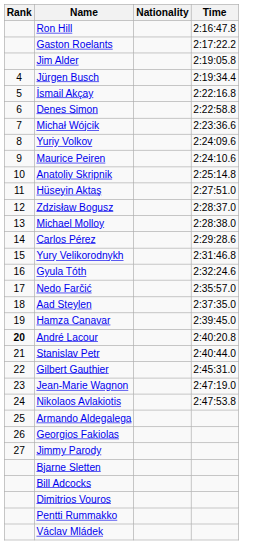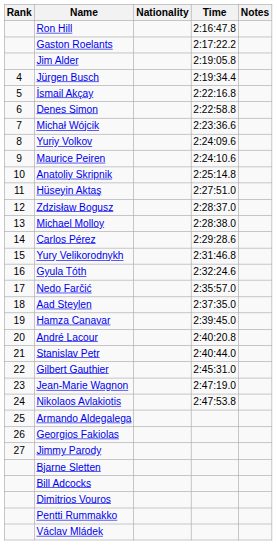+ column: (255, 12)
(19, 337) bold -> (19, 337) normal
